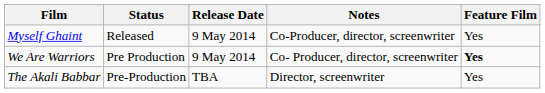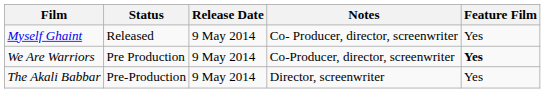(362, 35) Co-Producer, director, screenwriter -> (364, 35) Co- Producer, director, screenwriter
(364, 56) Co- Producer, director, screenwriter -> (362, 56) Co-Producer, director, screenwriter
(205, 77) TBA -> (224, 77) 9 May 2014
